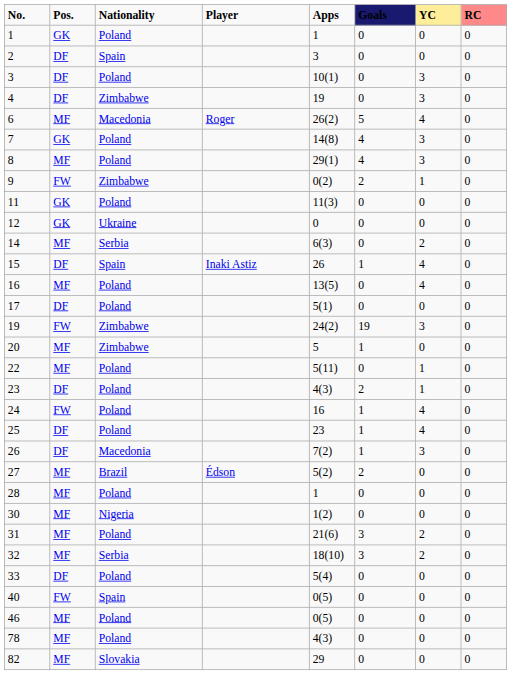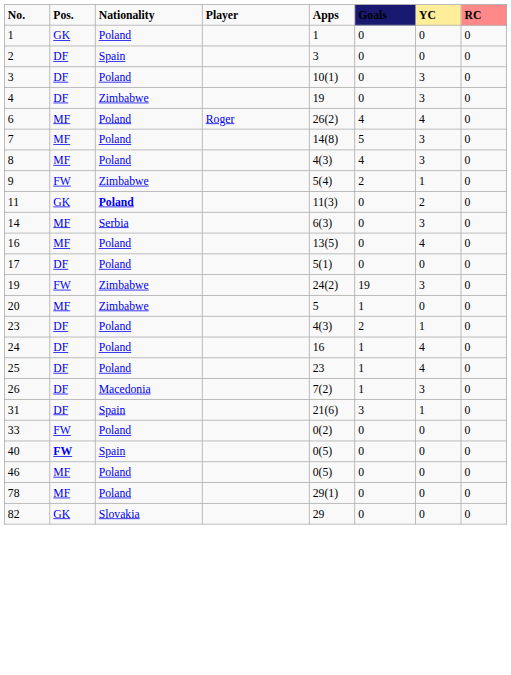(125, 119) Macedonia -> (115, 119) Poland
(361, 119) 5 -> (361, 119) 4
(62, 139) GK -> (62, 139) MF
(361, 139) 4 -> (361, 139) 5
(325, 160) 29(1) -> (323, 160) 4(3)
(323, 181) 0(2) -> (323, 181) 5(4)
(115, 202) normal -> (116, 202) bold
(422, 202) 0 -> (422, 202) 2
- row: (14, 222)
(422, 243) 2 -> (422, 222) 3
- row: (14, 264)
- row: (14, 368)
(62, 410) FW -> (61, 347) DF
- row: (14, 472)
- row: (14, 493)
- row: (14, 514)
(62, 534) MF -> (61, 410) DF
(115, 534) Poland -> (112, 410) Spain
(422, 534) 2 -> (422, 410) 1
- row: (14, 555)
(61, 576) DF -> (62, 430) FW
(323, 576) 5(4) -> (323, 430) 0(2)
(62, 597) normal -> (63, 451) bold
(323, 638) 4(3) -> (325, 493) 29(1)
(62, 659) MF -> (62, 514) GK
